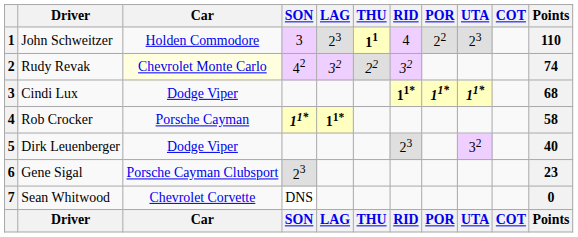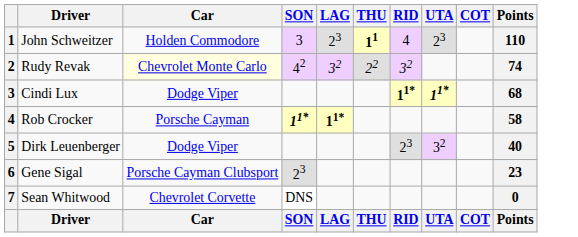- column: (440, 15)
